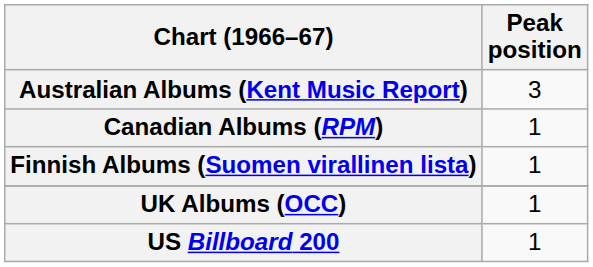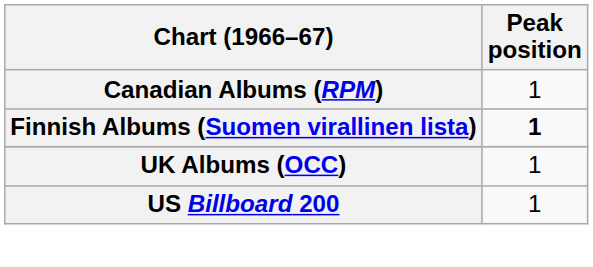- row: (243, 89)
(535, 165) normal -> (535, 127) bold
